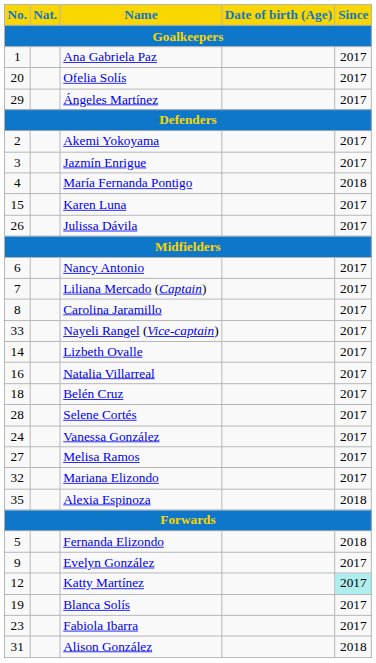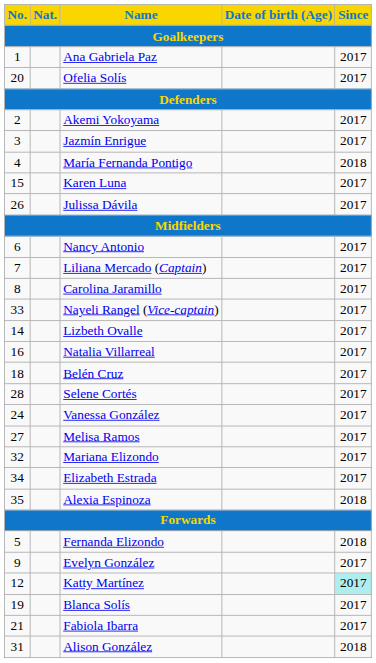- row: (111, 99)
+ row: (110, 478)
(17, 625) 23 -> (17, 625) 21
